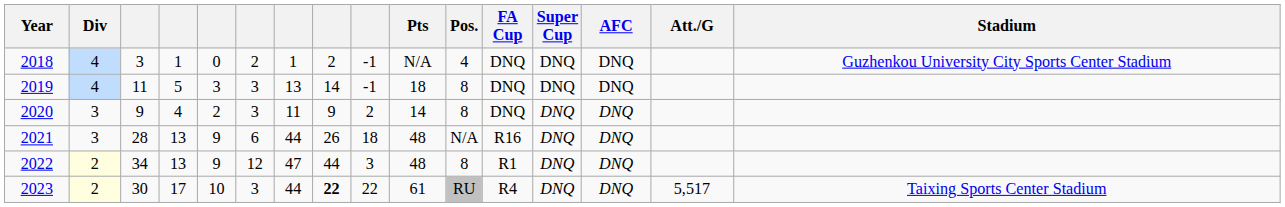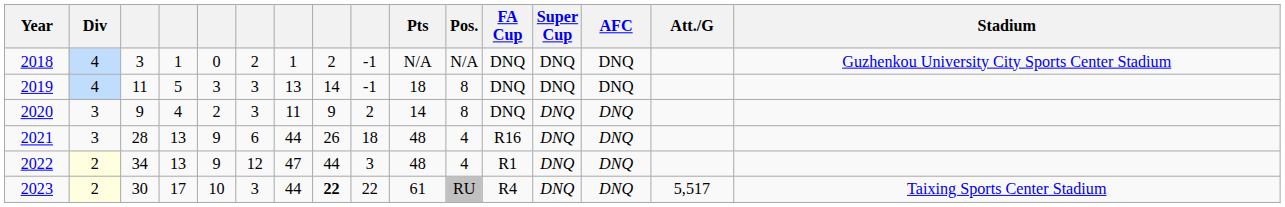(464, 61) 4 -> (464, 61) N/A
(464, 138) N/A -> (464, 138) 4
(464, 163) 8 -> (464, 163) 4
